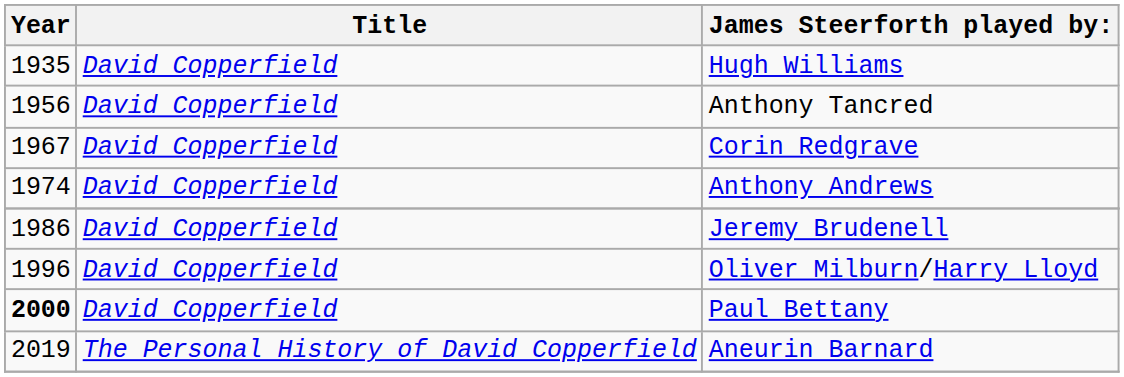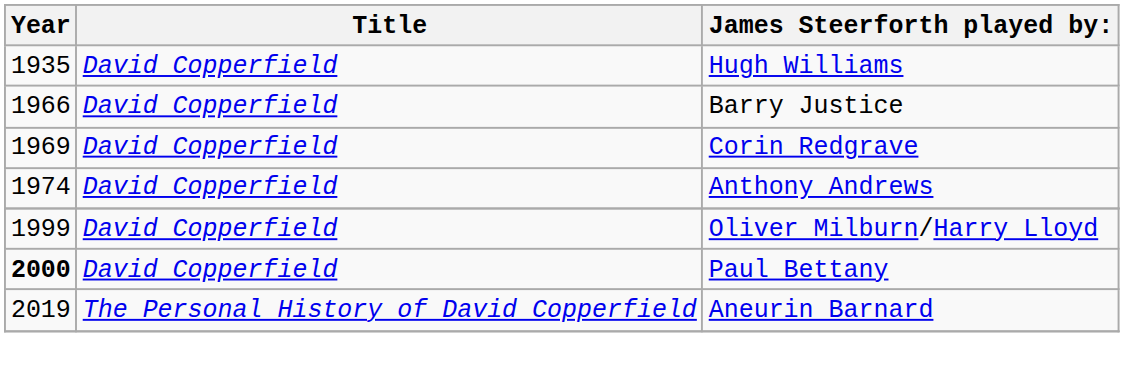- row: (821, 107)
+ row: (806, 107)
(41, 147) 1967 -> (41, 147) 1969
- row: (829, 229)
(41, 269) 1996 -> (41, 229) 1999
